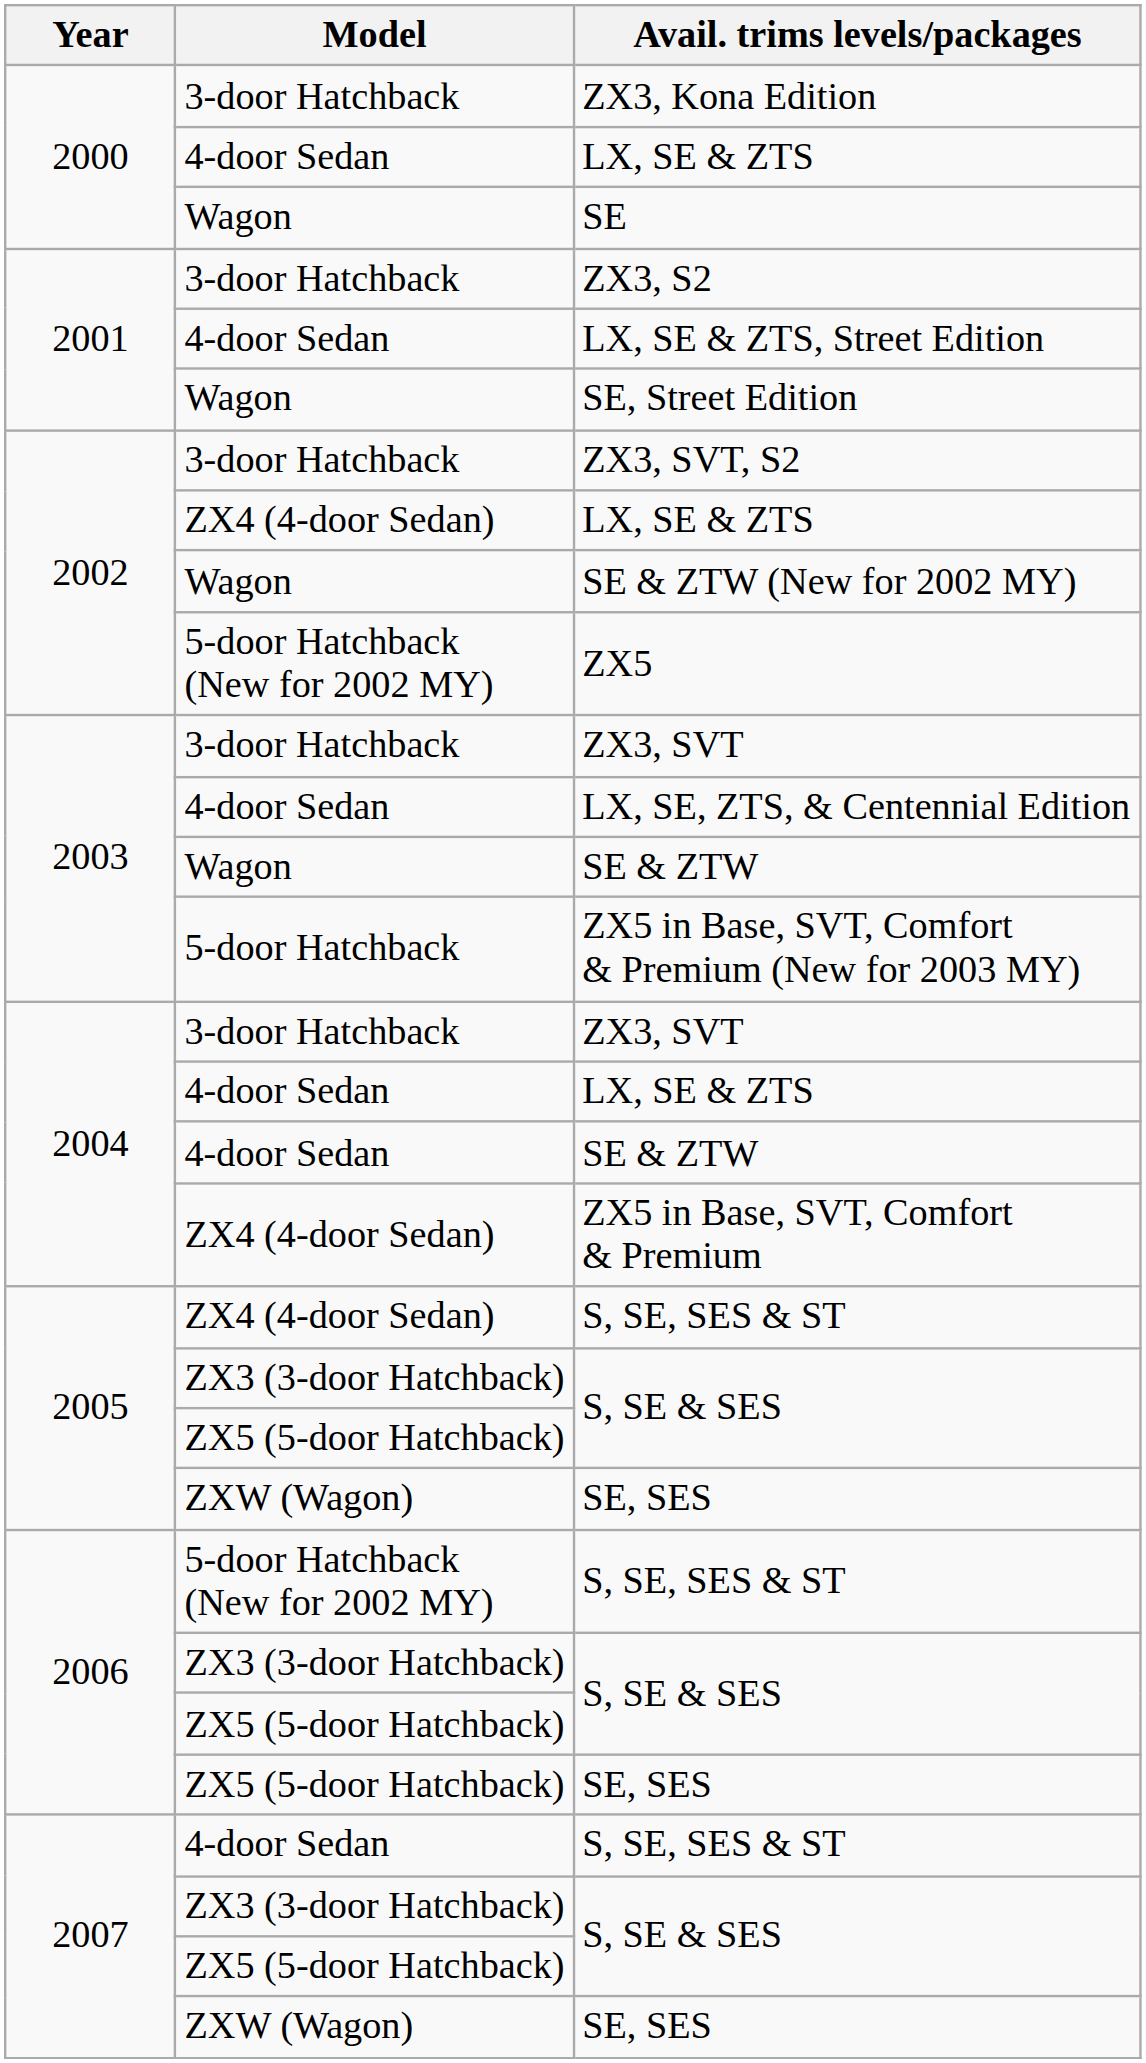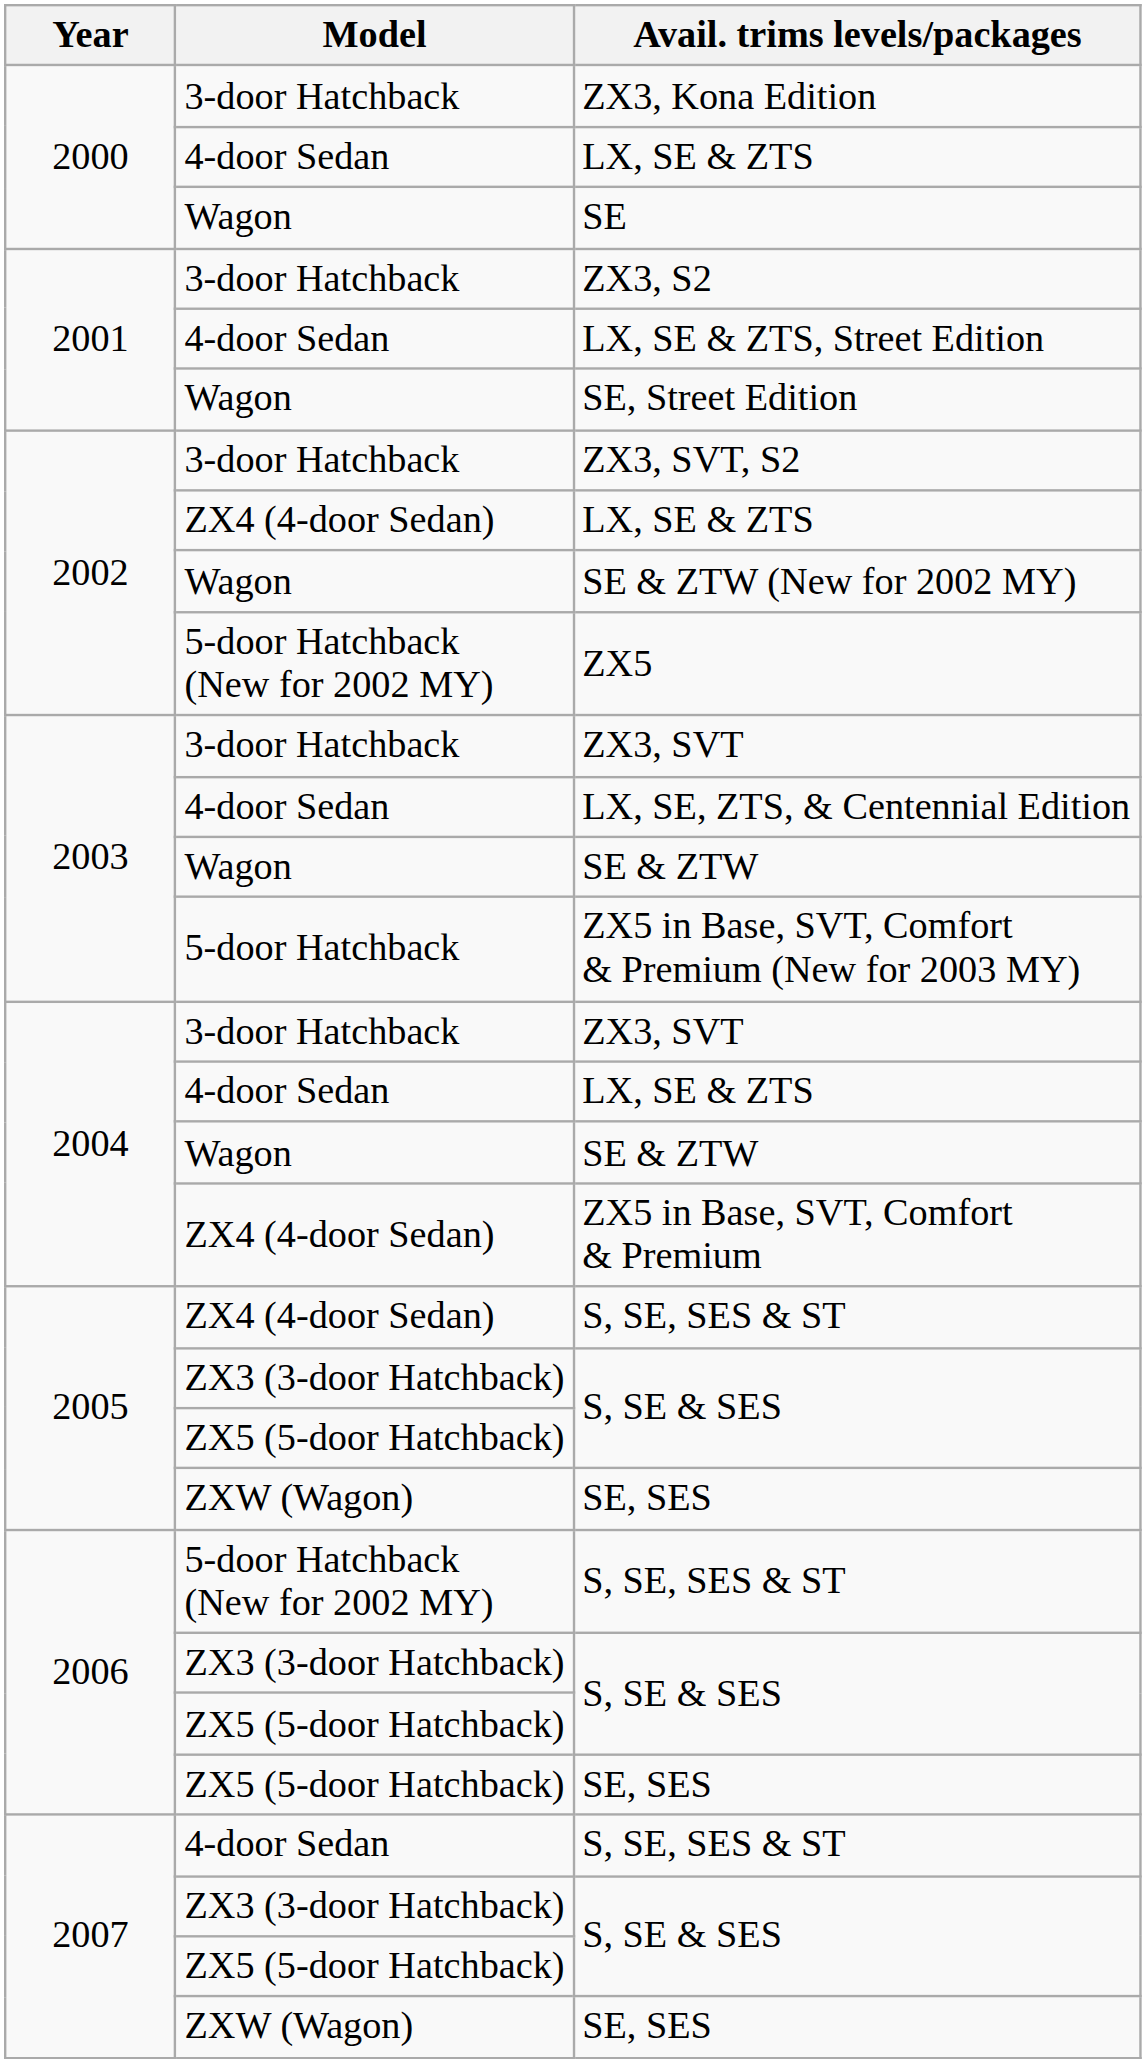(287, 1151) 4-door Sedan -> (238, 1151) Wagon
